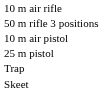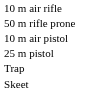- row: (51, 23)
+ row: (40, 23)
